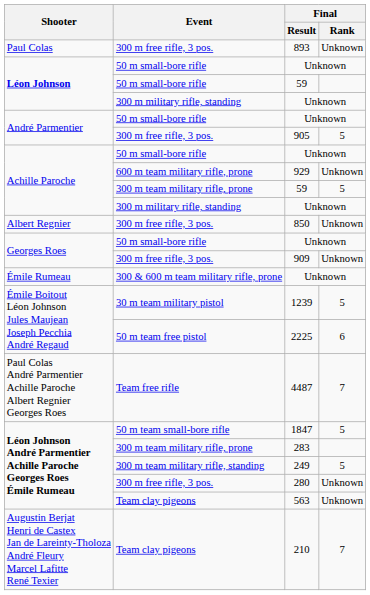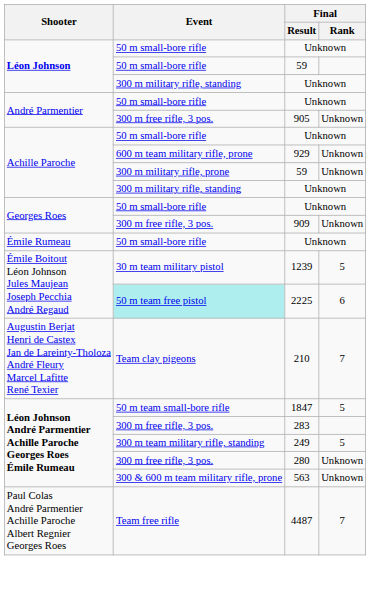- row: (30, 48)
(342, 136) 5 -> (342, 119) Unknown
(184, 189) 300 m team military rifle, prone -> (173, 171) 300 m military rifle, prone
(342, 189) 5 -> (342, 171) Unknown
- row: (39, 224)
(199, 277) 300 & 600 m team military rifle, prone -> (161, 242) 50 m small-bore rifle
(161, 337) no background -> (161, 301) paleturquoise background
rows swapped: (45, 387) <-> (59, 549)
(184, 448) 300 m team military rifle, prone -> (165, 425) 300 m free rifle, 3 pos.
(156, 500) Team clay pigeons -> (199, 478) 300 & 600 m team military rifle, prone
